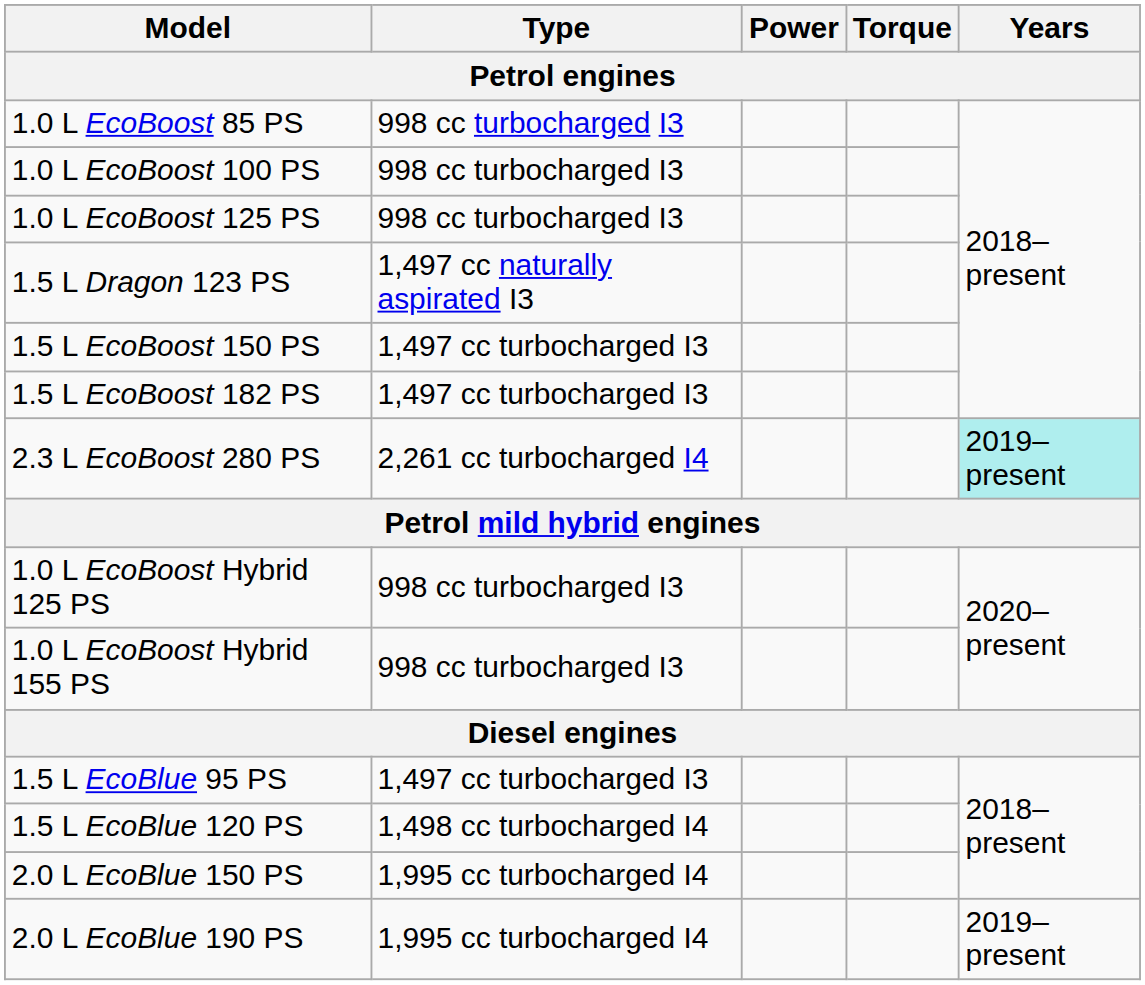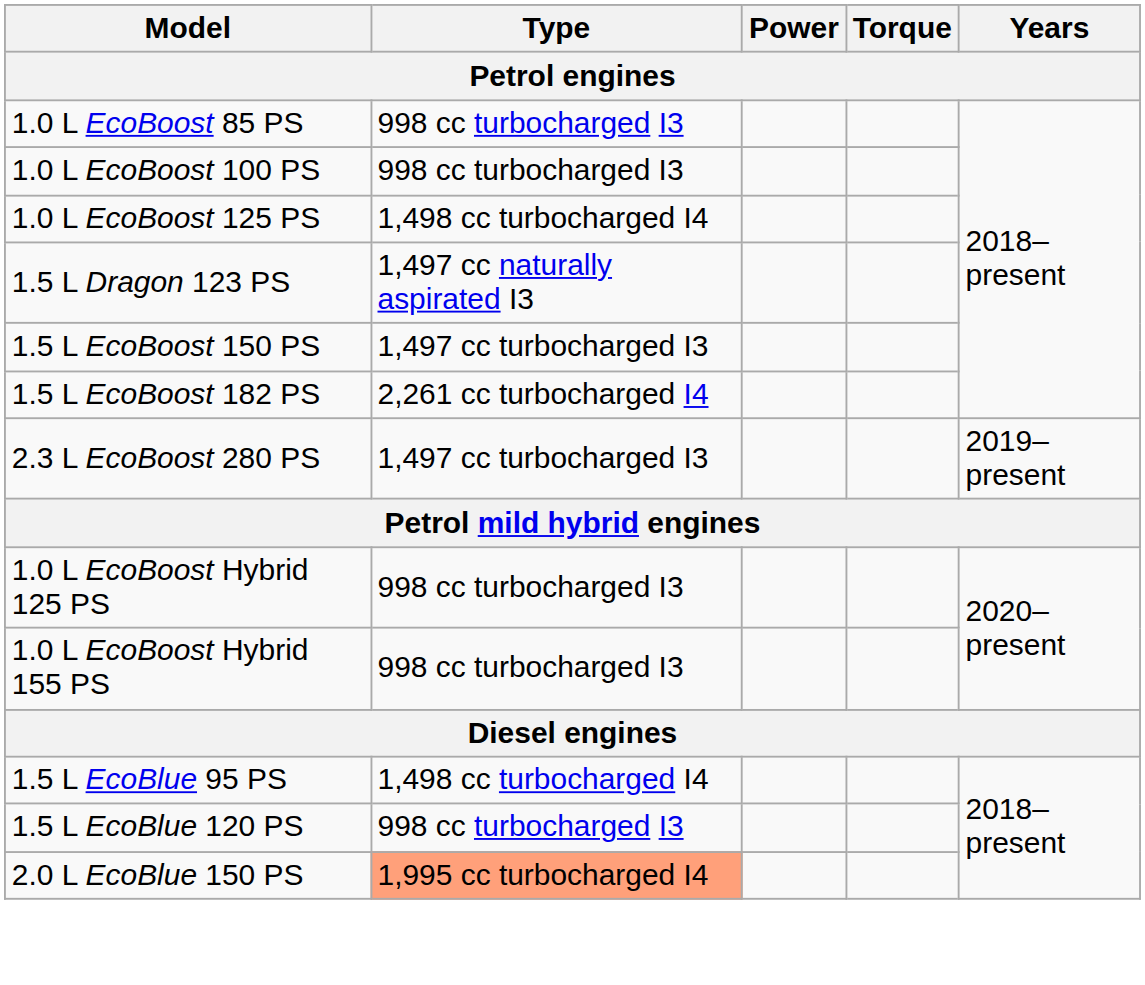(531, 218) 998 cc turbocharged I3 -> (543, 218) 1,498 cc turbocharged I4
(543, 394) 1,497 cc turbocharged I3 -> (543, 394) 2,261 cc turbocharged I4
(543, 458) 2,261 cc turbocharged I4 -> (543, 458) 1,497 cc turbocharged I3
(1015, 458) paleturquoise background -> (1015, 458) no background
(543, 779) 1,497 cc turbocharged I3 -> (543, 779) 1,498 cc turbocharged I4
(543, 827) 1,498 cc turbocharged I4 -> (531, 827) 998 cc turbocharged I3
(543, 874) no background -> (543, 874) lightsalmon background
- row: (158, 938)
